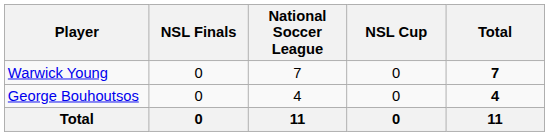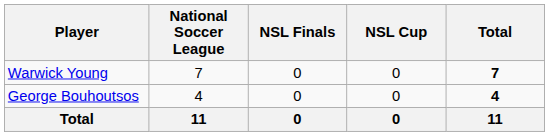columns swapped: (297, 32) <-> (199, 32)
